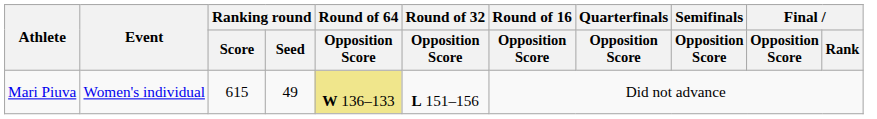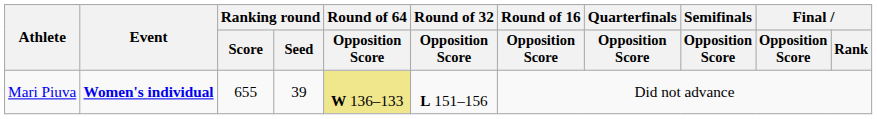(144, 92) normal -> (149, 92) bold
(237, 92) 615 -> (246, 92) 655
(290, 92) 49 -> (299, 92) 39
